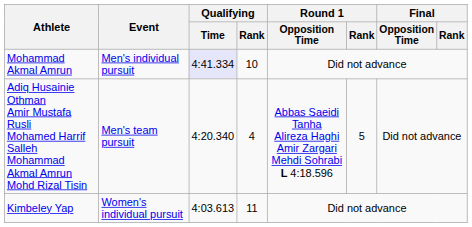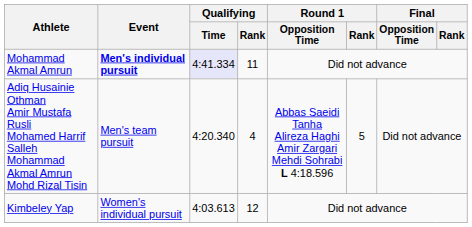(140, 65) normal -> (143, 65) bold
(252, 65) 10 -> (252, 65) 11
(252, 209) 11 -> (252, 209) 12
